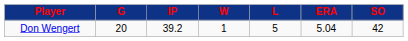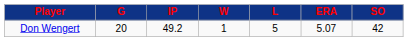(172, 28) 39.2 -> (172, 28) 49.2
(326, 28) 5.04 -> (326, 28) 5.07
